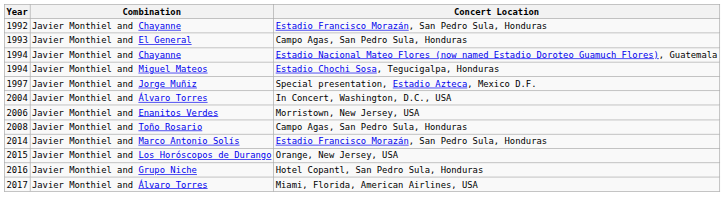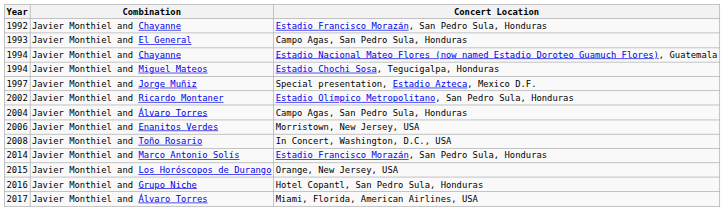+ row: (17, 98)
(363, 98) In Concert, Washington, D.C., USA -> (371, 112) Campo Agas, San Pedro Sula, Honduras
(371, 127) Campo Agas, San Pedro Sula, Honduras -> (363, 141) In Concert, Washington, D.C., USA
